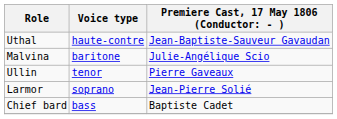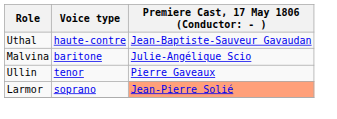(200, 89) no background -> (182, 89) lightsalmon background
- row: (37, 106)
